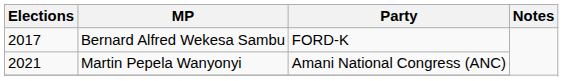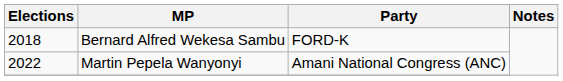(24, 39) 2017 -> (24, 39) 2018
(24, 63) 2021 -> (24, 63) 2022
